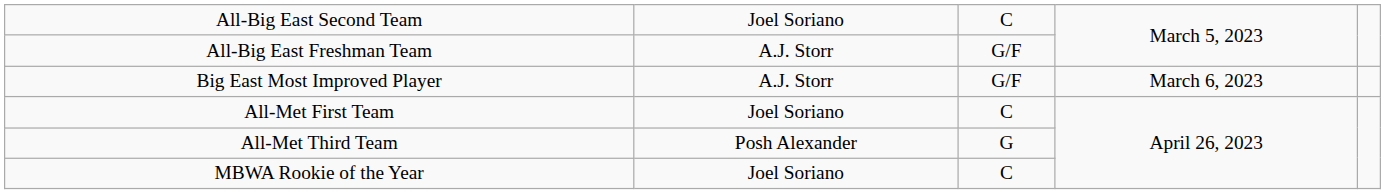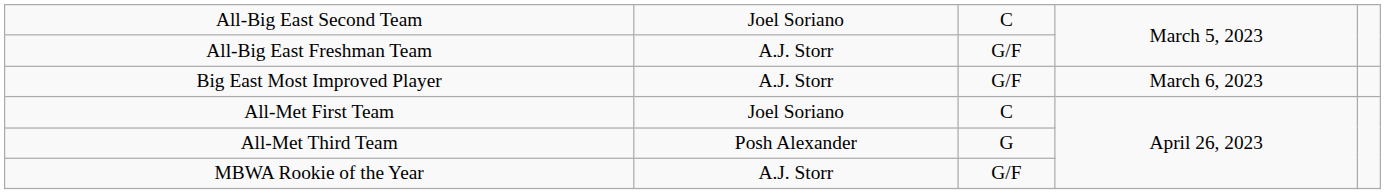(796, 173) Joel Soriano -> (796, 173) A.J. Storr
(1006, 173) C -> (1006, 173) G/F
